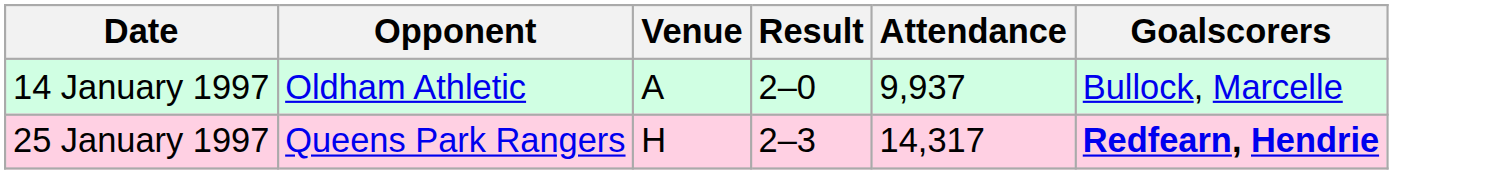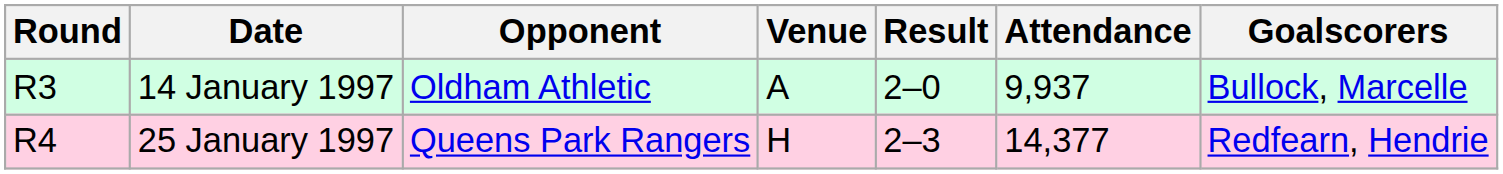+ column: (67, 31)
(932, 140) 14,317 -> (1057, 140) 14,377
(1231, 140) bold -> (1348, 140) normal
